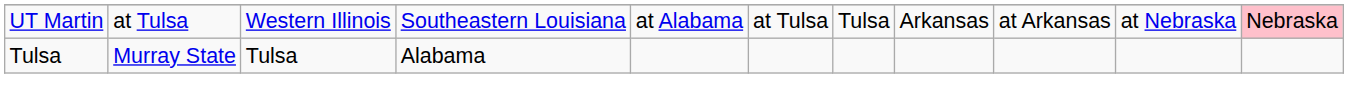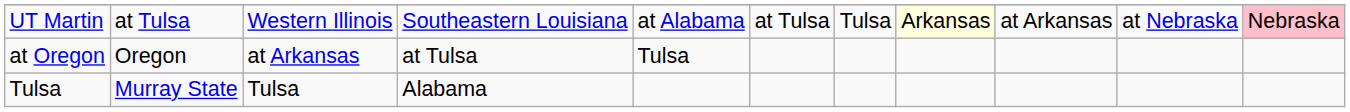(944, 21) no background -> (946, 21) lightyellow background
+ row: (57, 55)
